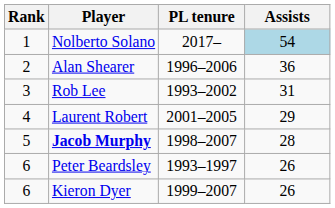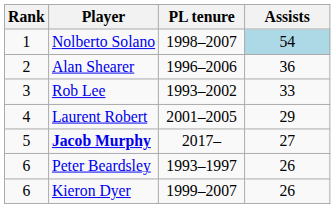(202, 41) 2017– -> (202, 41) 1998–2007
(287, 91) 31 -> (287, 91) 33
(202, 141) 1998–2007 -> (202, 141) 2017–
(287, 141) 28 -> (287, 141) 27
